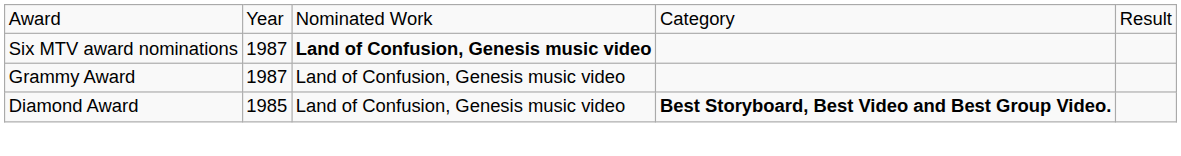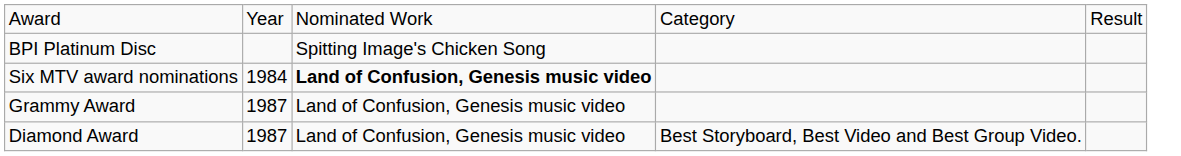+ row: (82, 48)
(267, 48) 1987 -> (267, 77) 1984
(267, 106) 1985 -> (267, 135) 1987
(886, 106) bold -> (871, 135) normal
